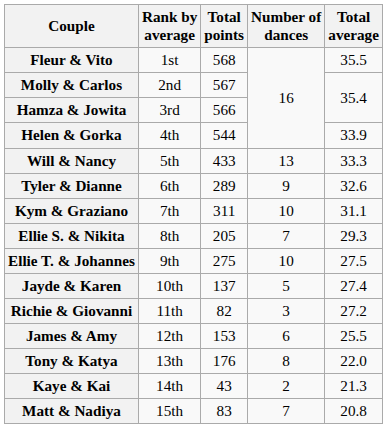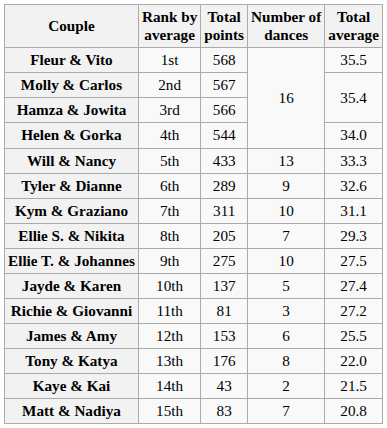(354, 135) 33.9 -> (354, 135) 34.0
(224, 310) 82 -> (224, 310) 81
(354, 386) 21.3 -> (354, 386) 21.5
